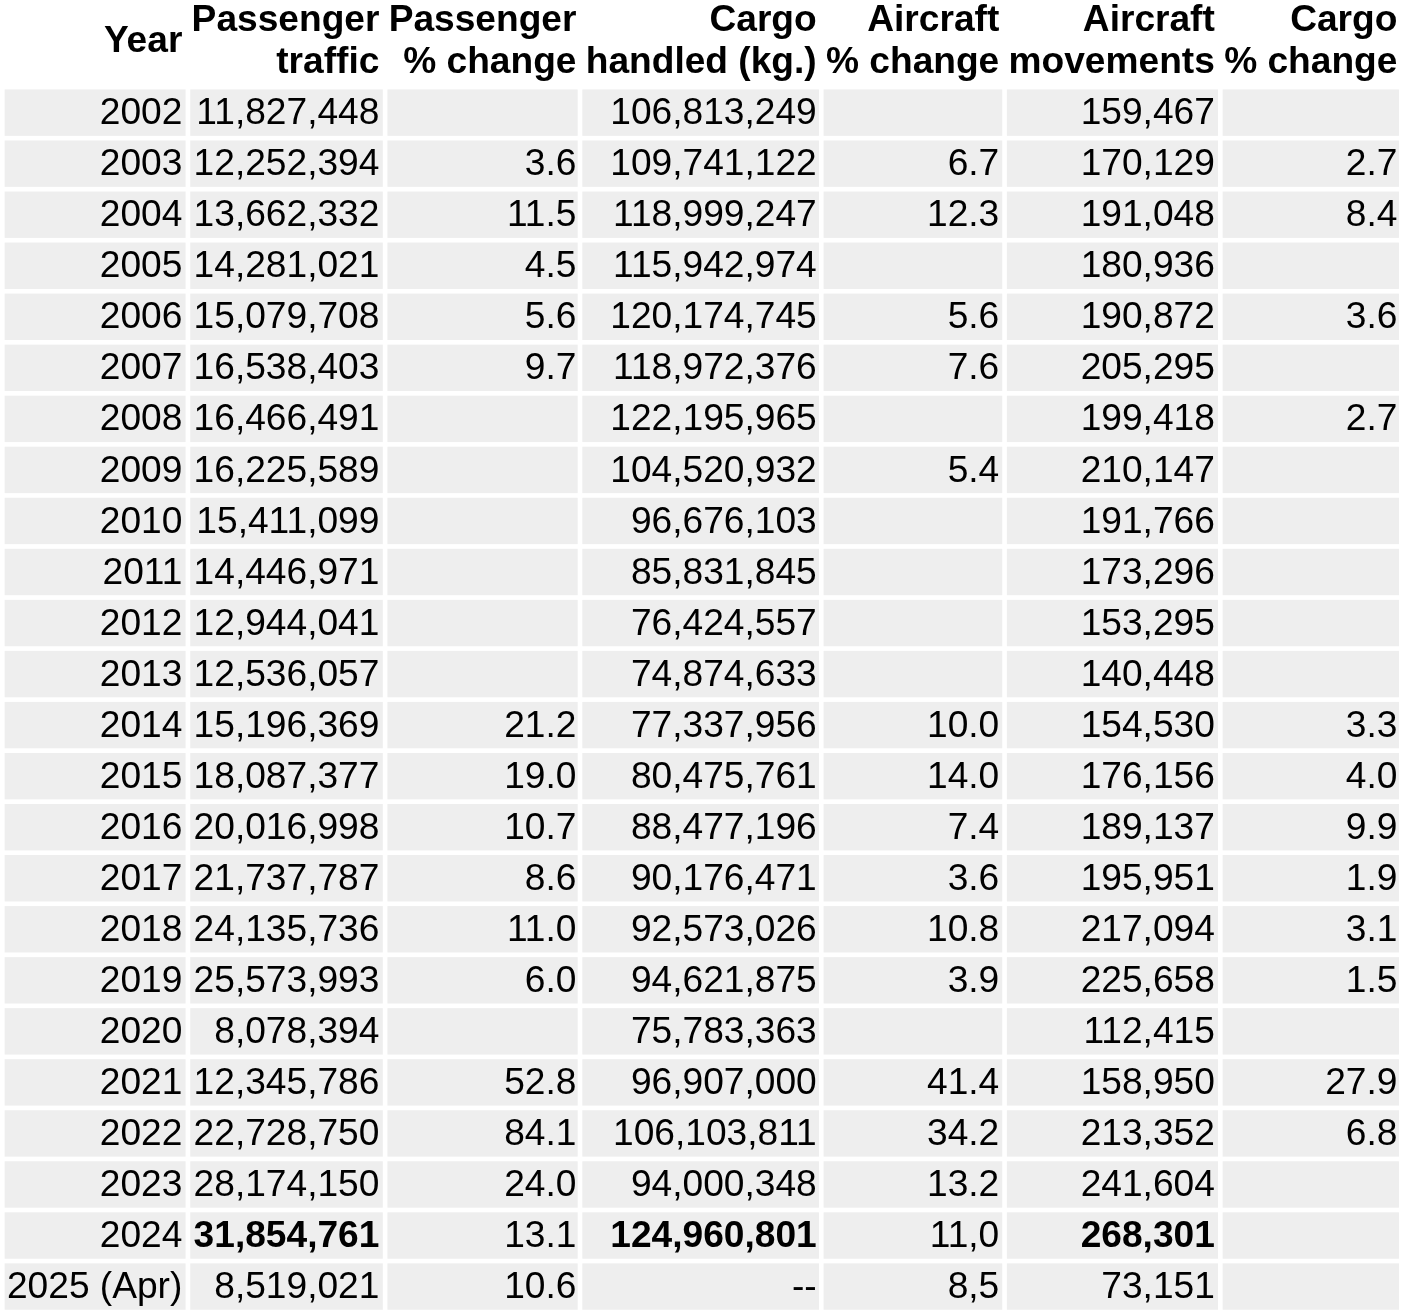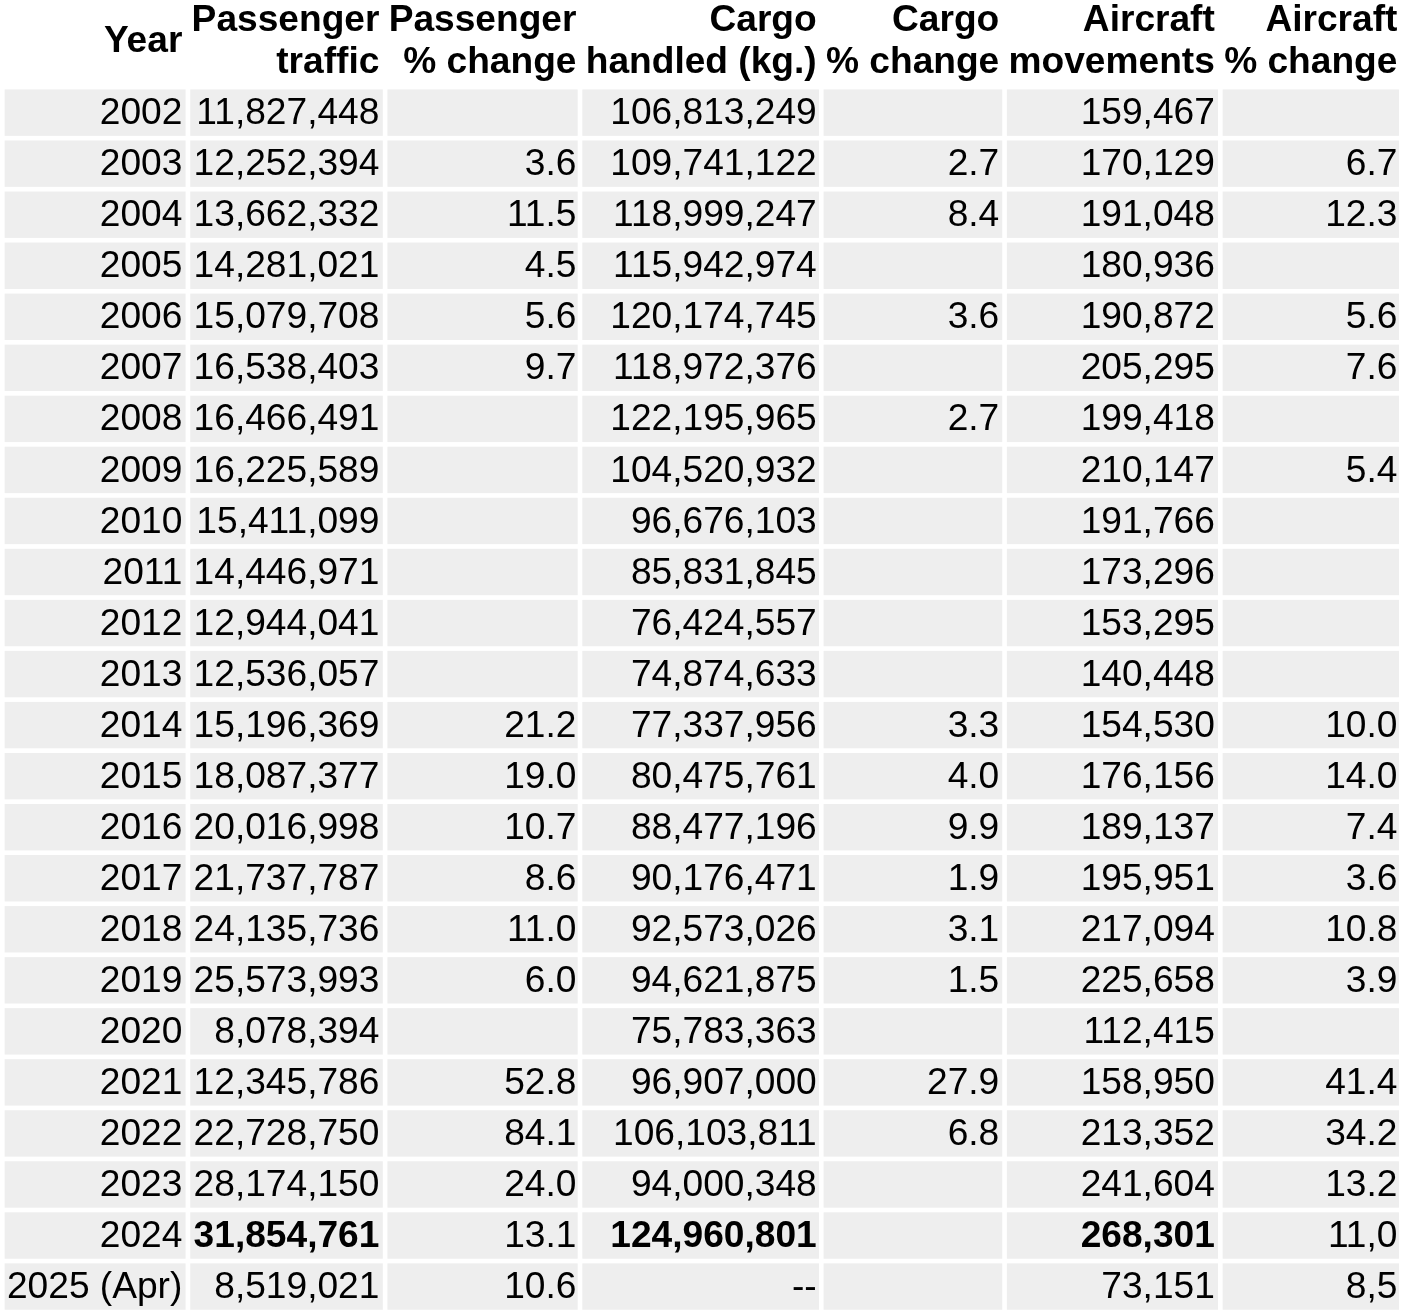columns swapped: (1311, 40) <-> (913, 40)
